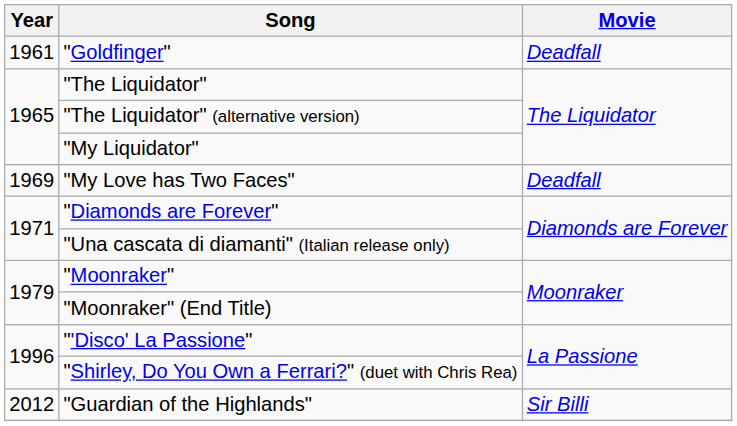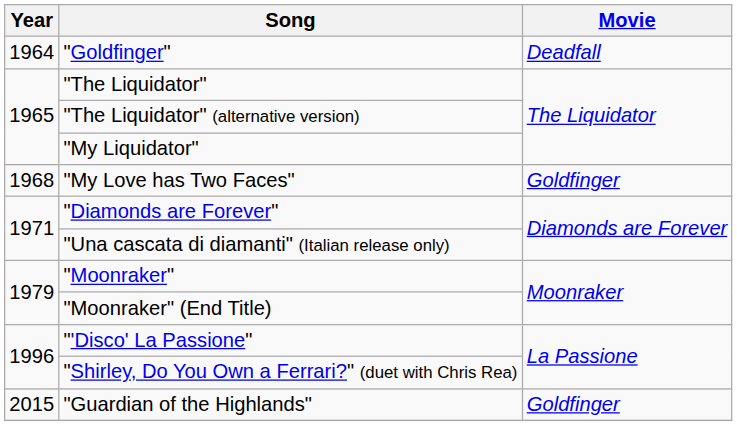(32, 52) 1961 -> (32, 52) 1964
(32, 180) 1969 -> (32, 180) 1968
(564, 180) Deadfall -> (573, 180) Goldfinger
(32, 404) 2012 -> (32, 404) 2015
(558, 404) Sir Billi -> (573, 404) Goldfinger
